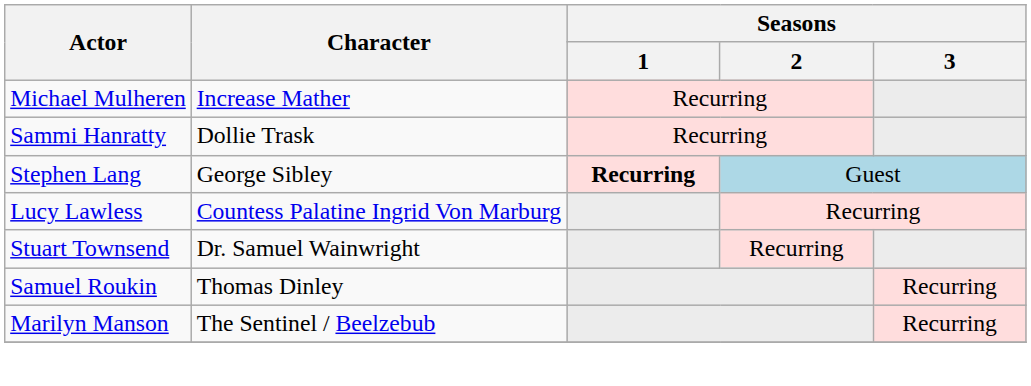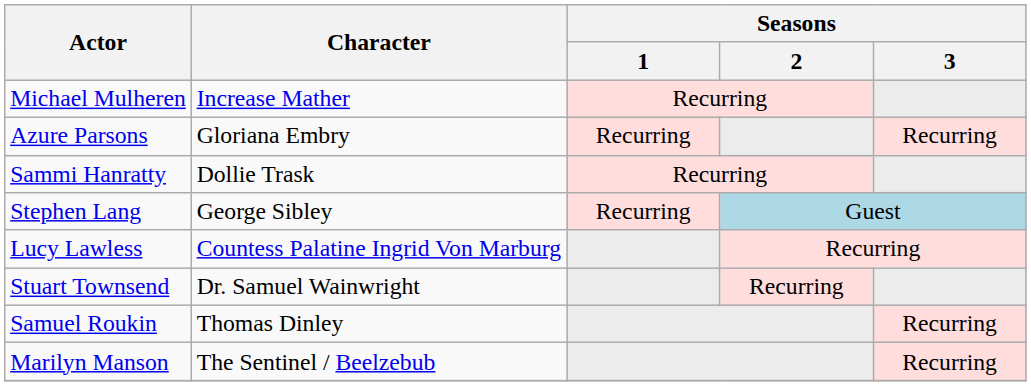+ row: (79, 135)
(643, 173) bold -> (643, 211) normal
